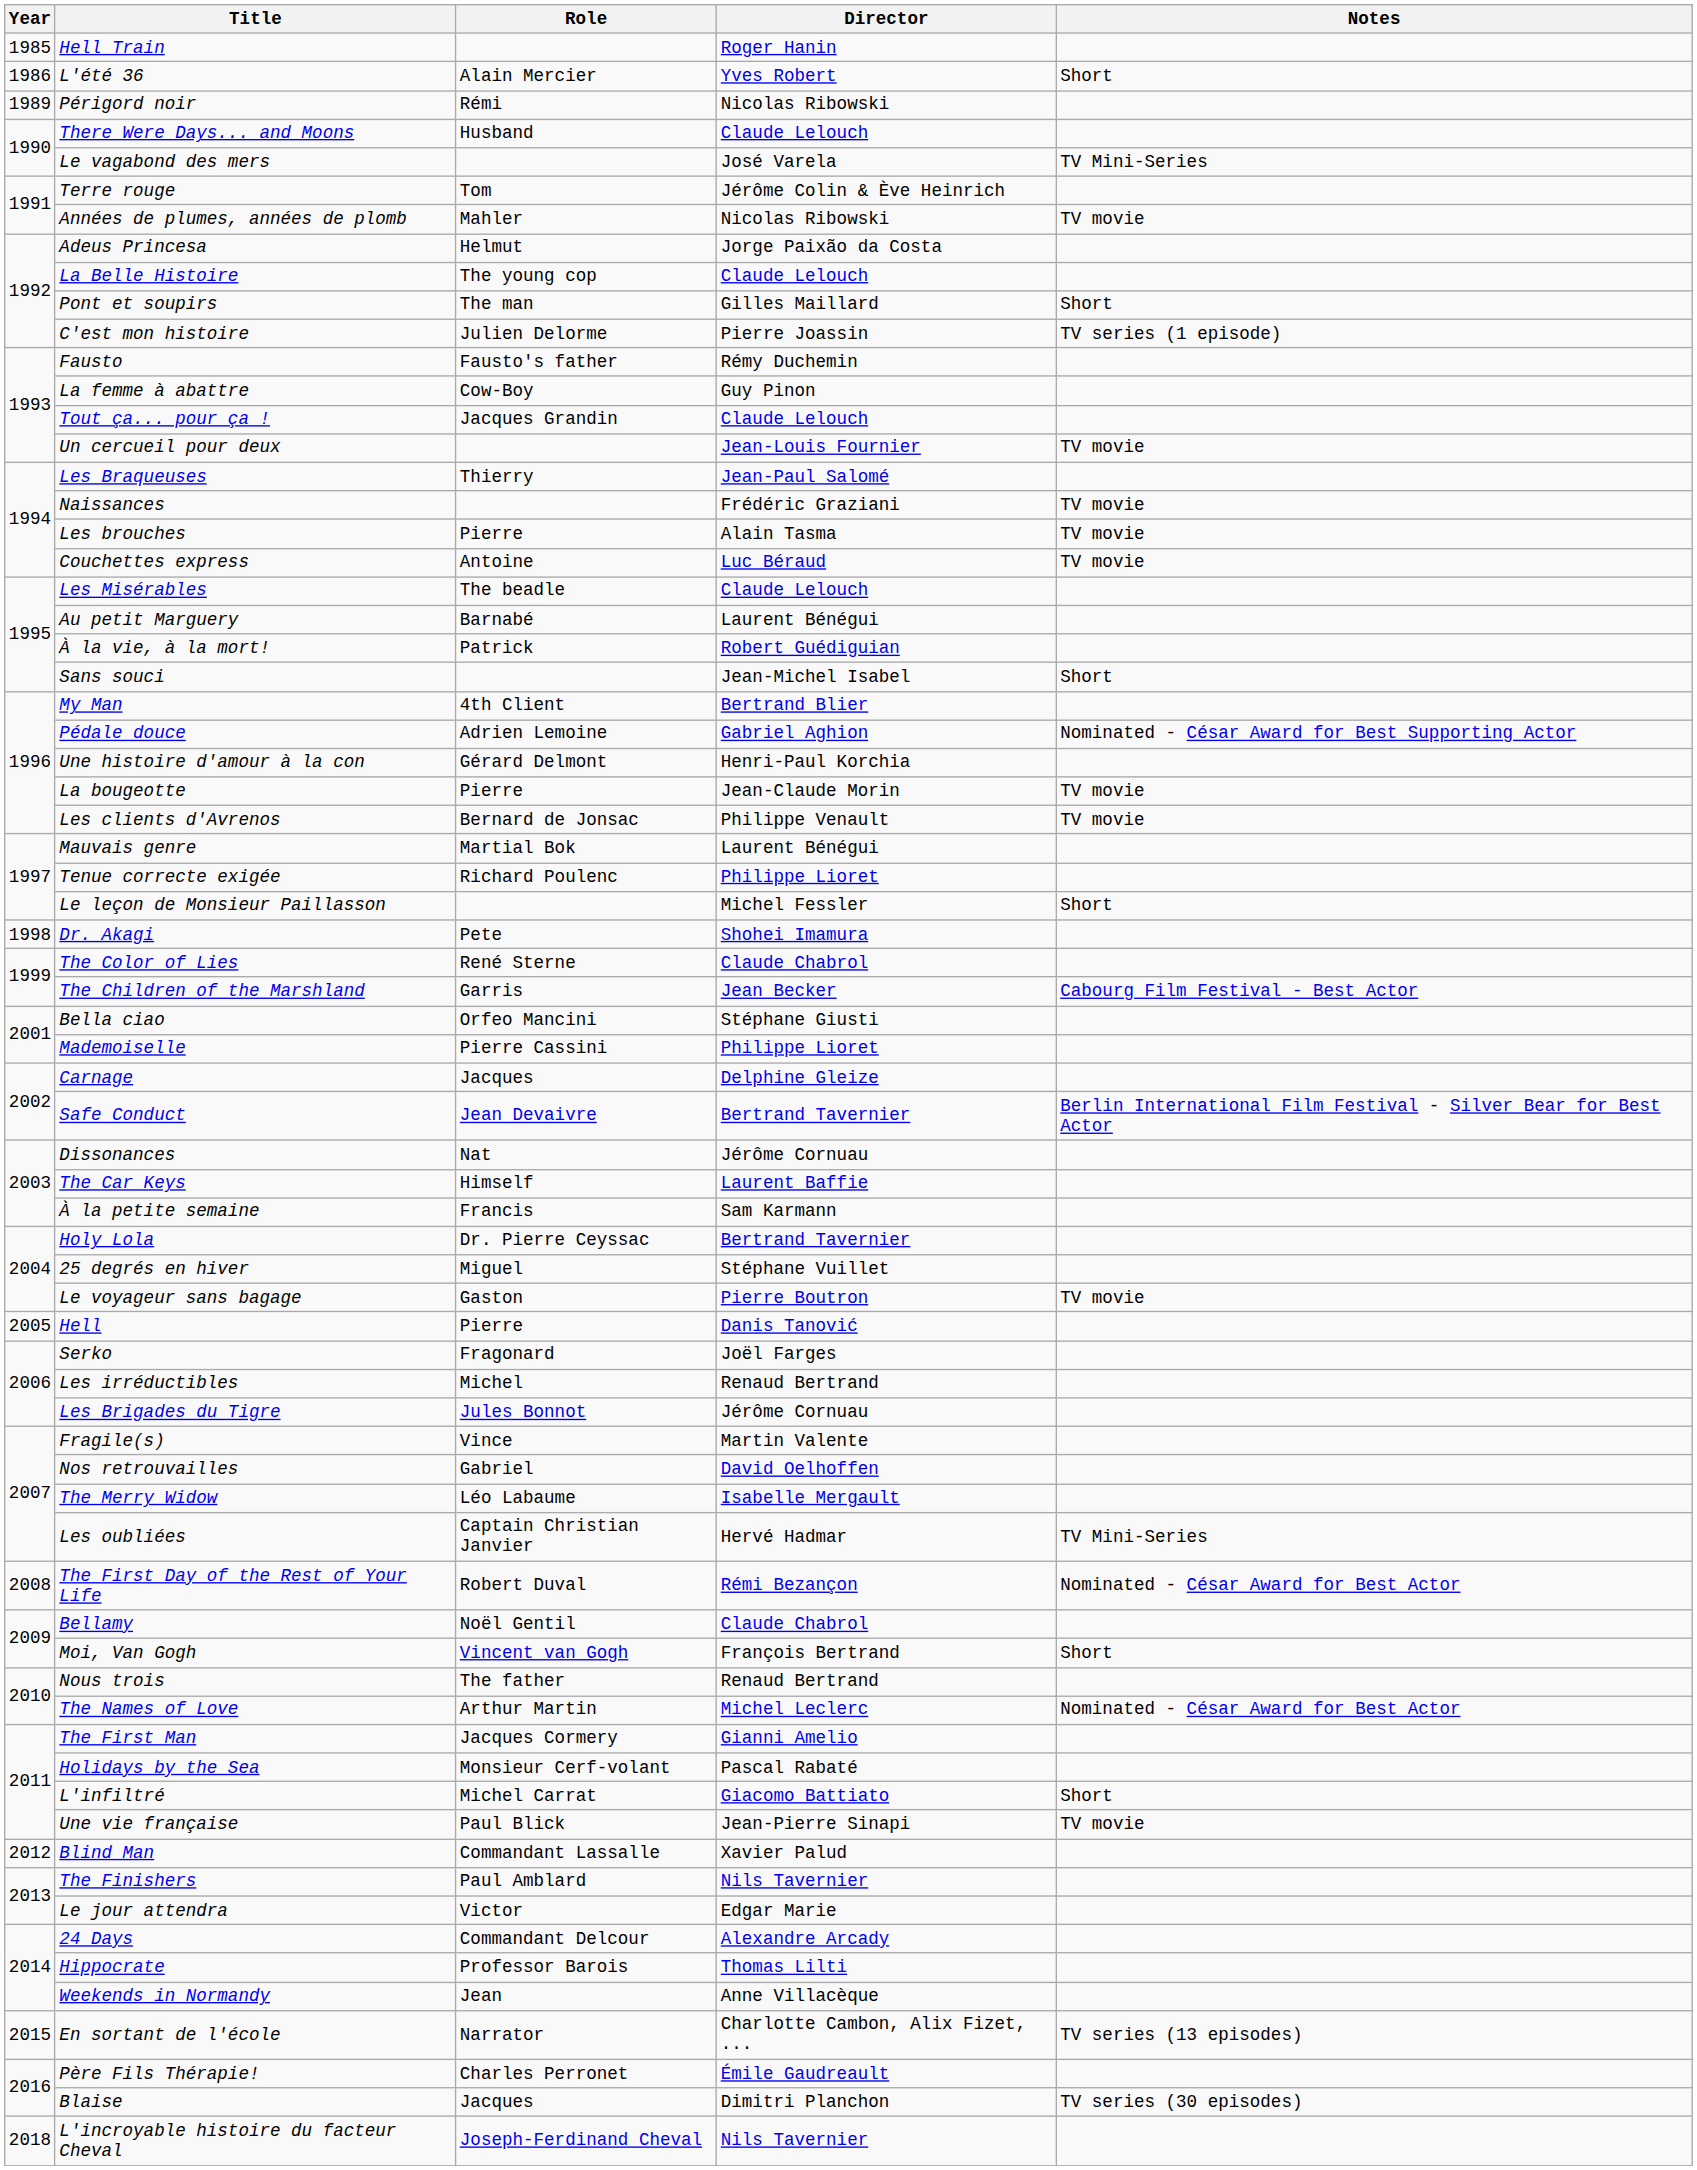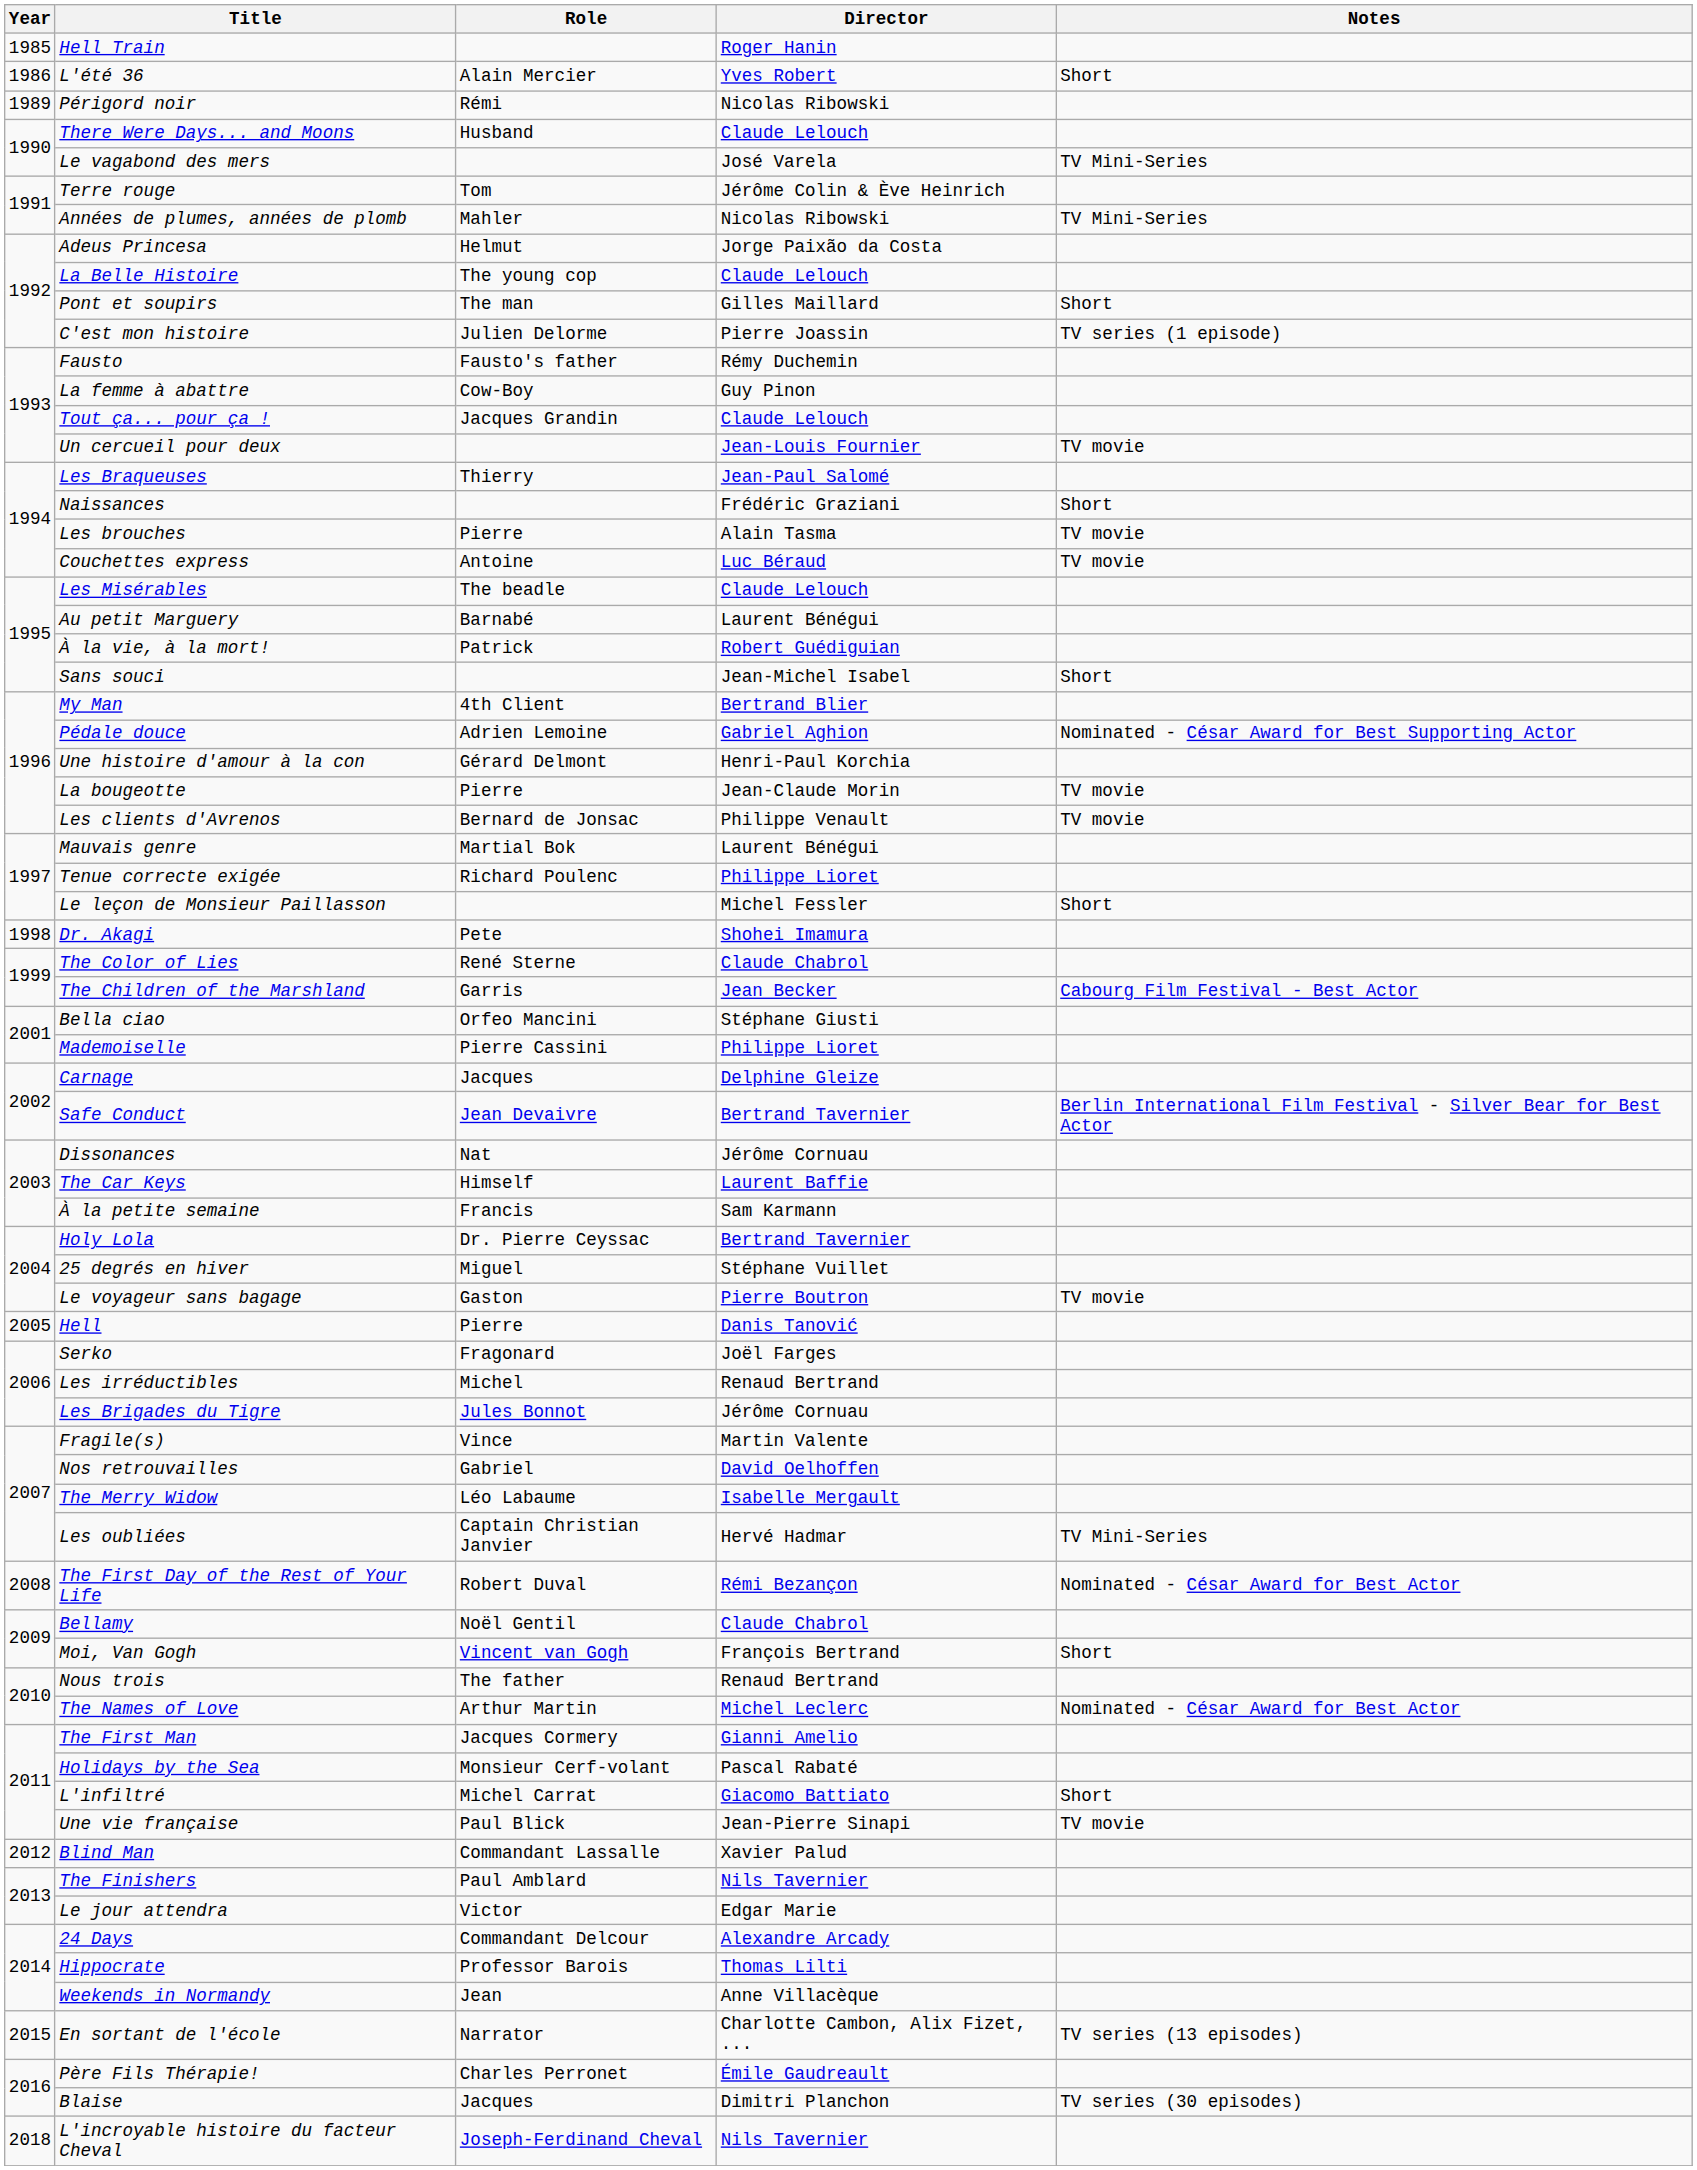(1102, 219) TV movie -> (1134, 219) TV Mini-Series
(1102, 505) TV movie -> (1087, 505) Short
